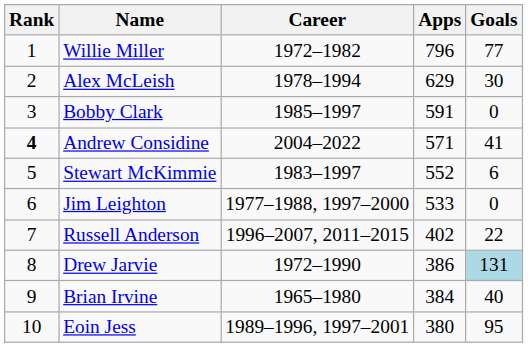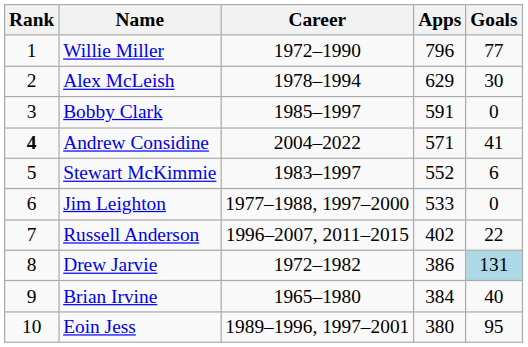(317, 50) 1972–1982 -> (317, 50) 1972–1990
(317, 265) 1972–1990 -> (317, 265) 1972–1982
